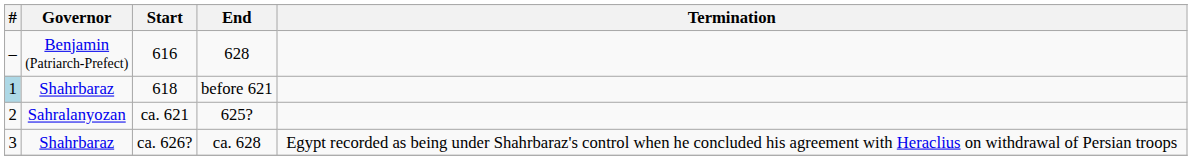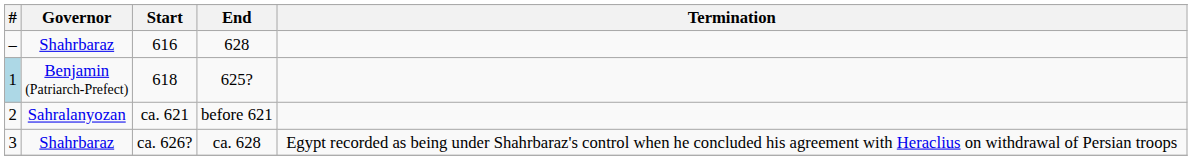(77, 53) Benjamin (Patriarch-Prefect) -> (77, 44) Shahrbaraz
(77, 89) Shahrbaraz -> (77, 79) Benjamin (Patriarch-Prefect)
(237, 89) before 621 -> (237, 79) 625?
(237, 115) 625? -> (237, 115) before 621
